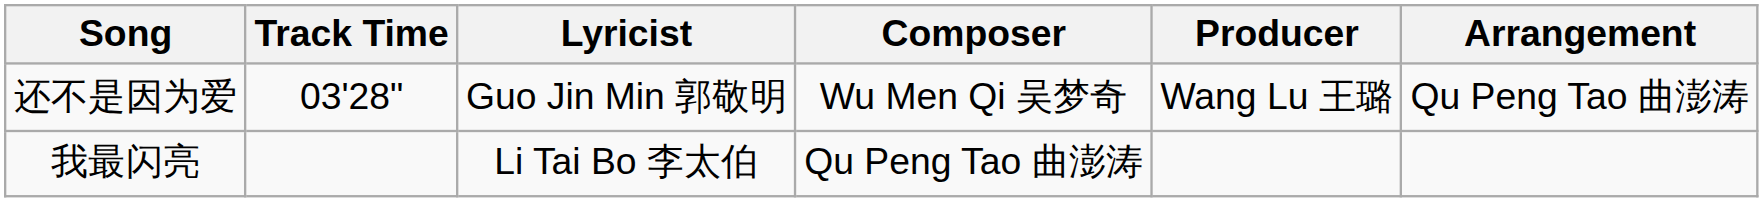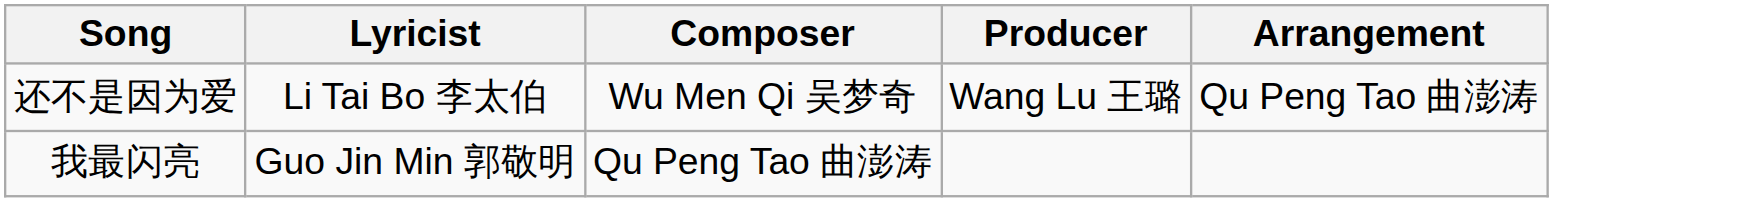- column: (352, 34)
(626, 95) Guo Jin Min 郭敬明 -> (415, 95) Li Tai Bo 李太伯
(626, 161) Li Tai Bo 李太伯 -> (415, 161) Guo Jin Min 郭敬明
